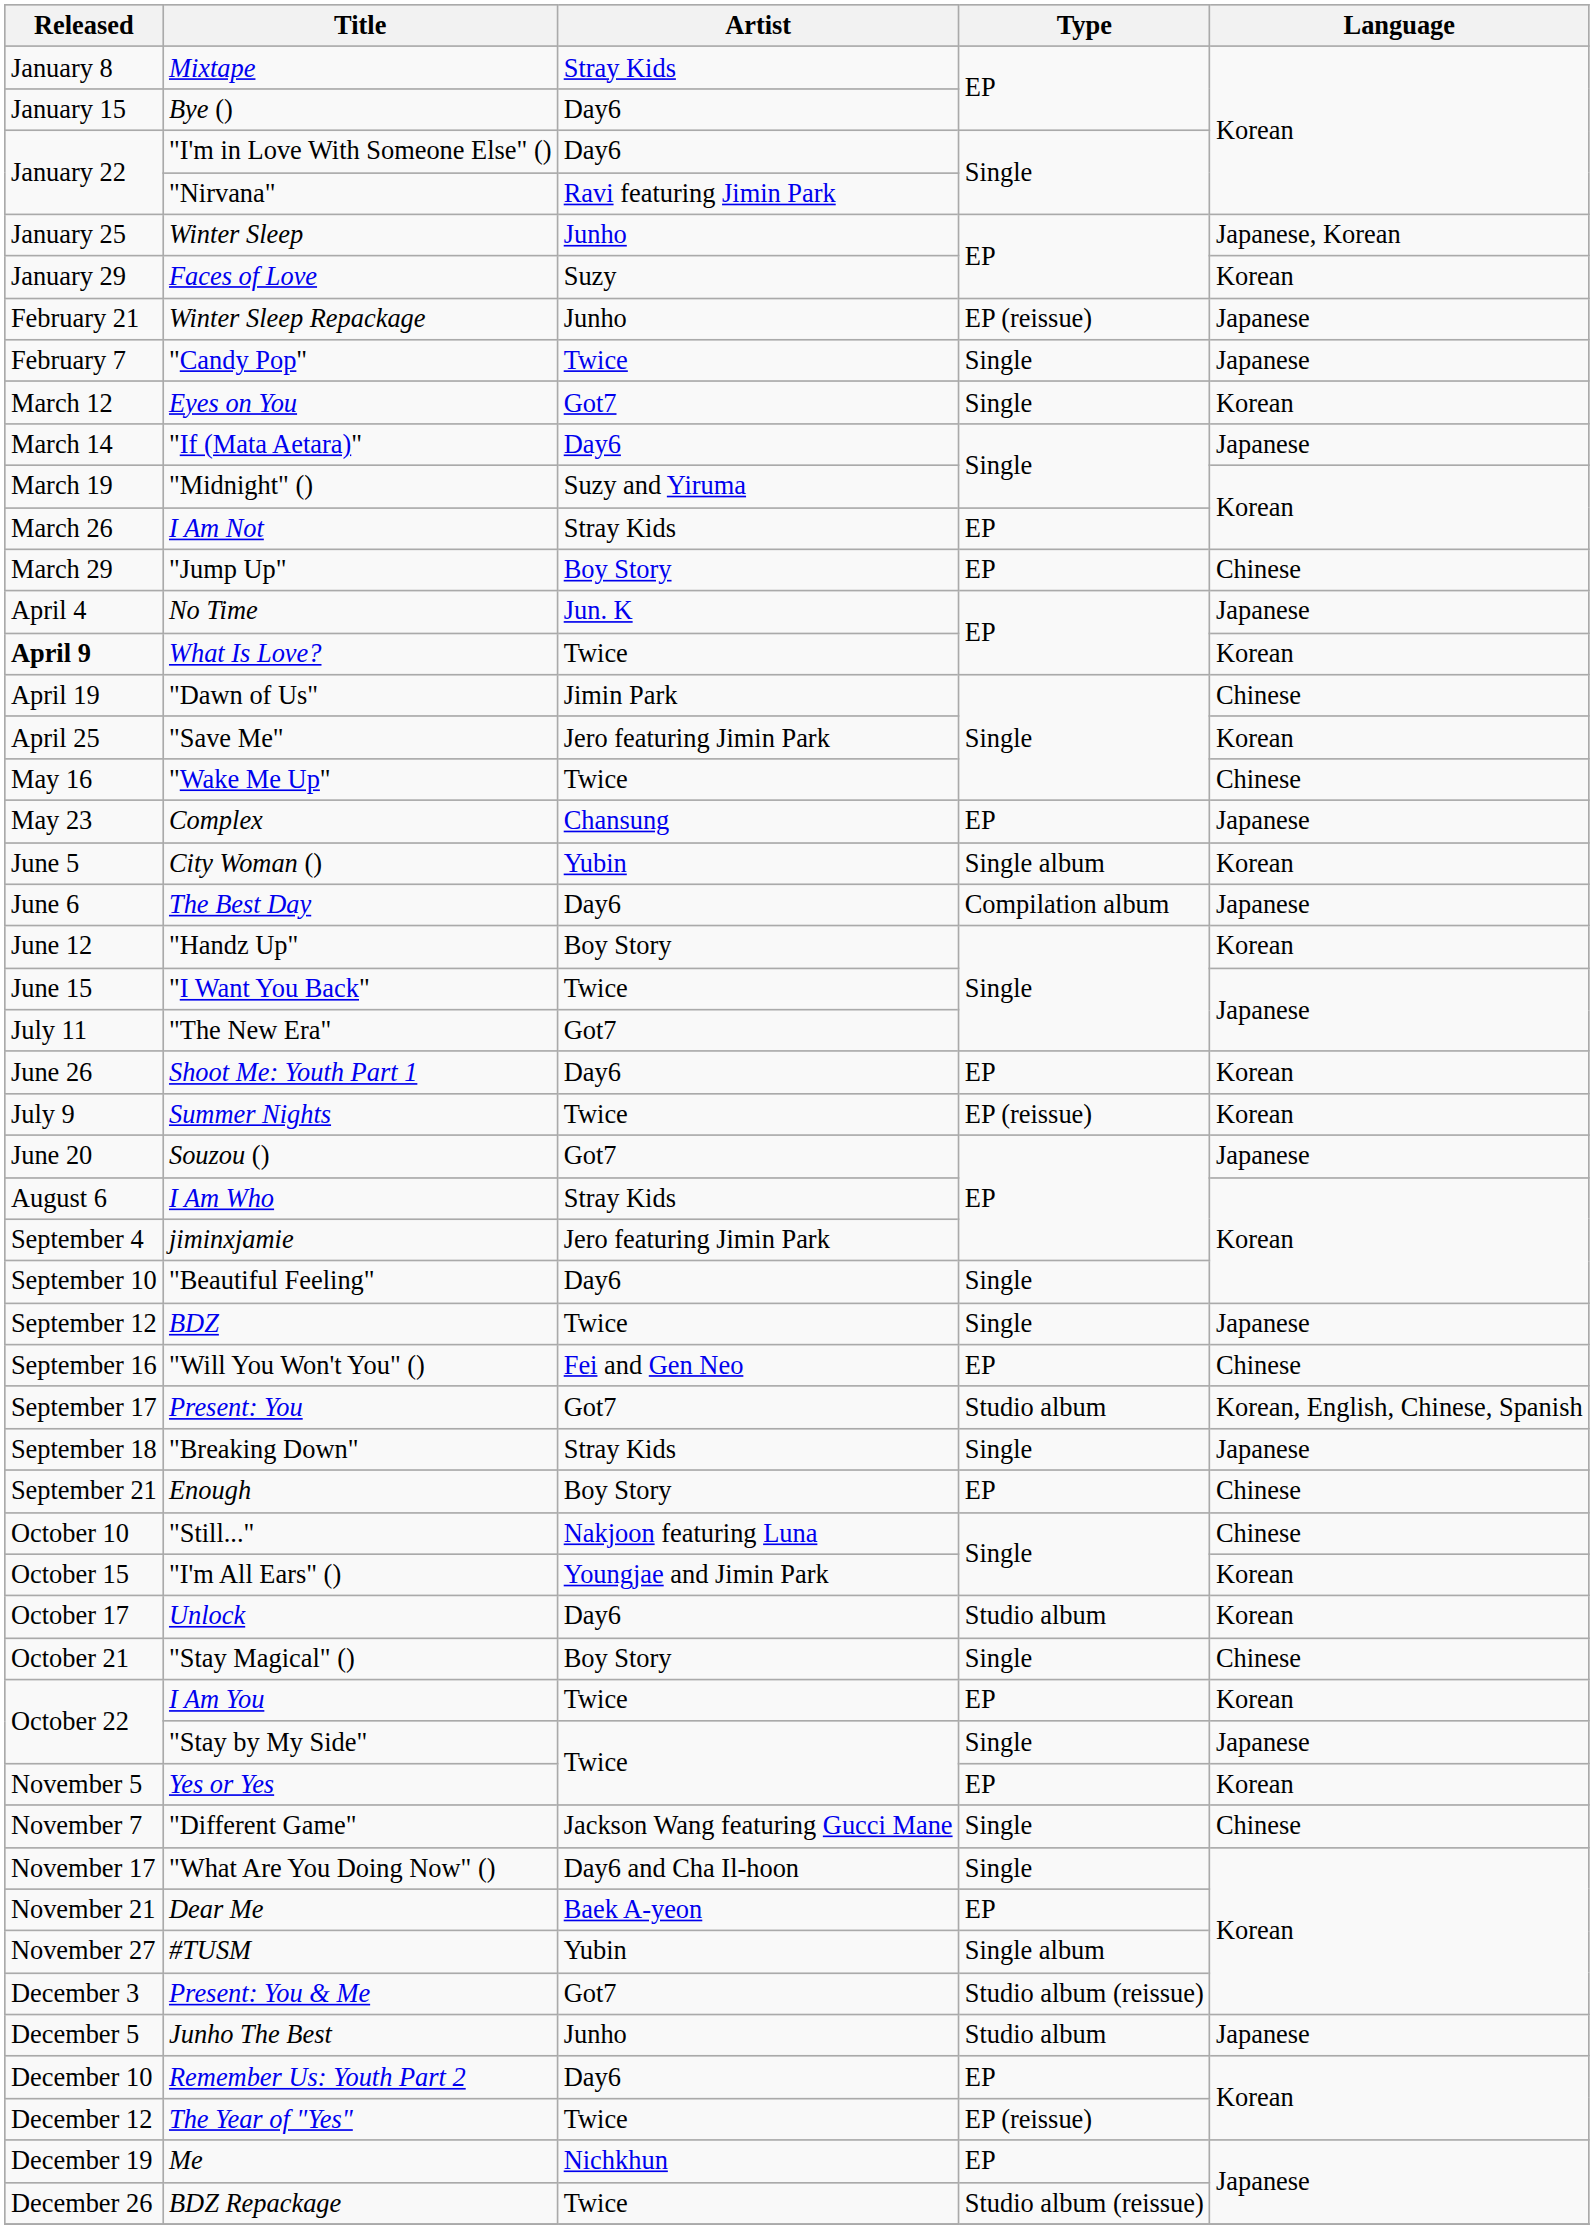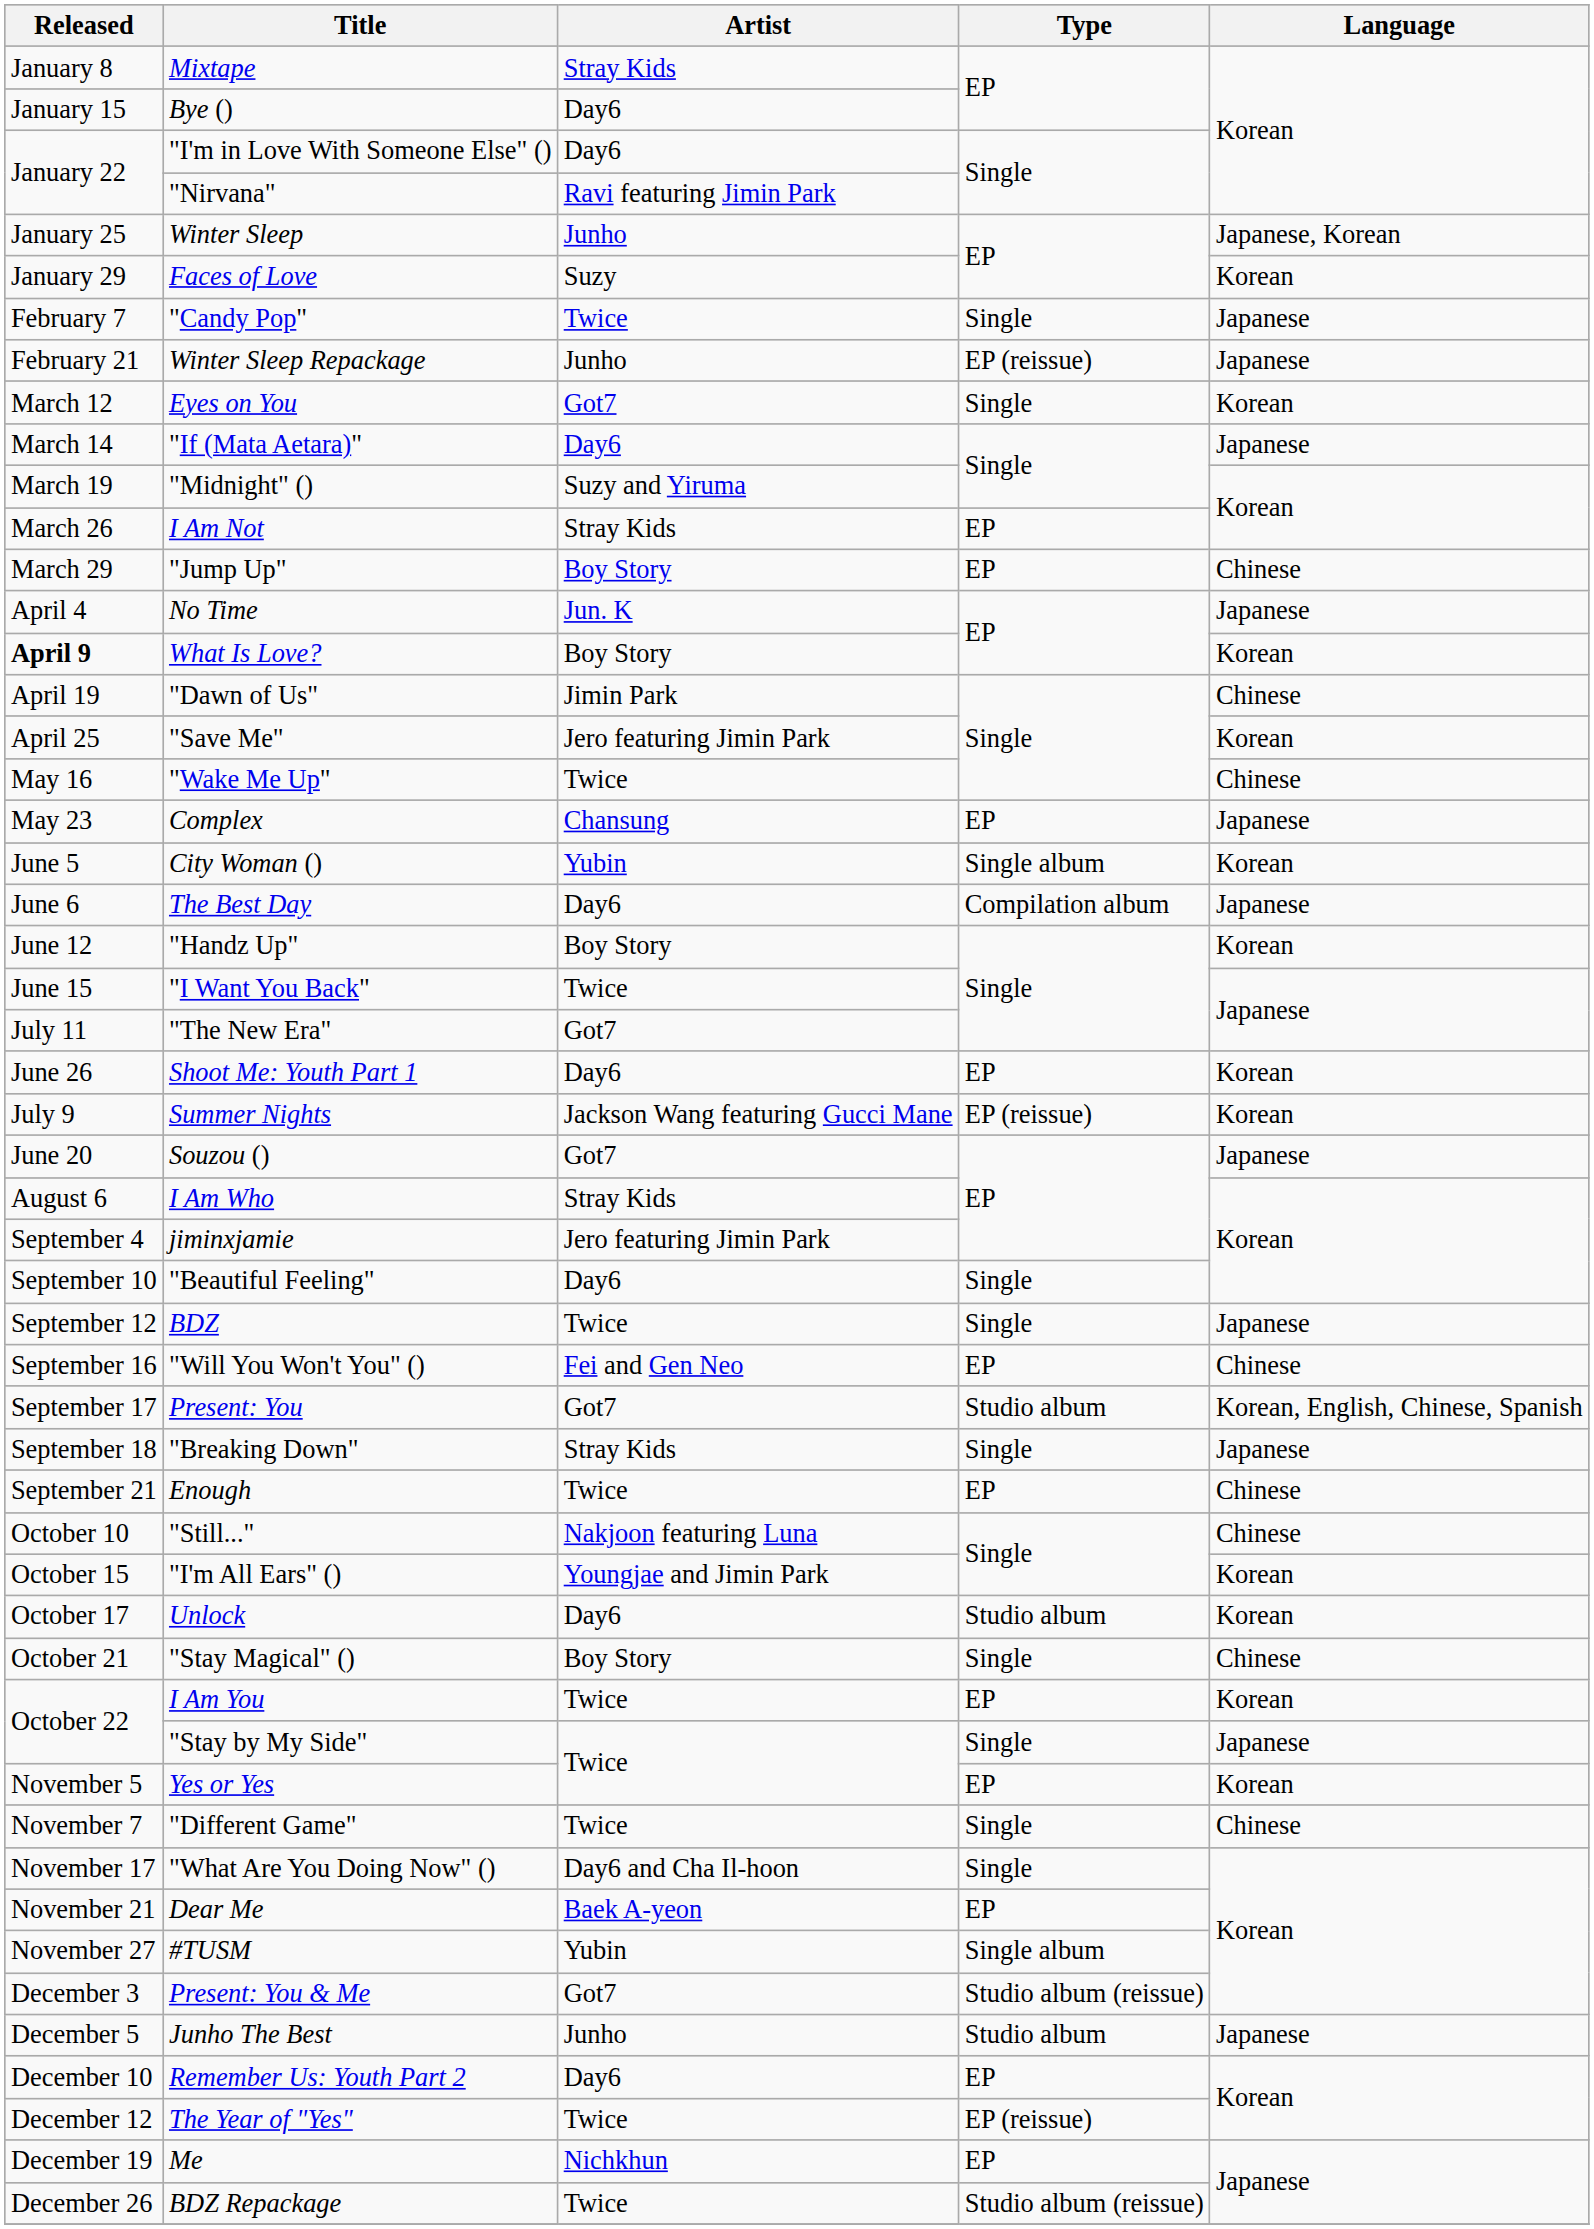rows swapped: (238, 360) <-> (297, 318)
(596, 653) Twice -> (618, 653) Boy Story
(596, 1114) Twice -> (758, 1114) Jackson Wang featuring Gucci Mane
(618, 1490) Boy Story -> (596, 1490) Twice
(758, 1825) Jackson Wang featuring Gucci Mane -> (596, 1825) Twice
